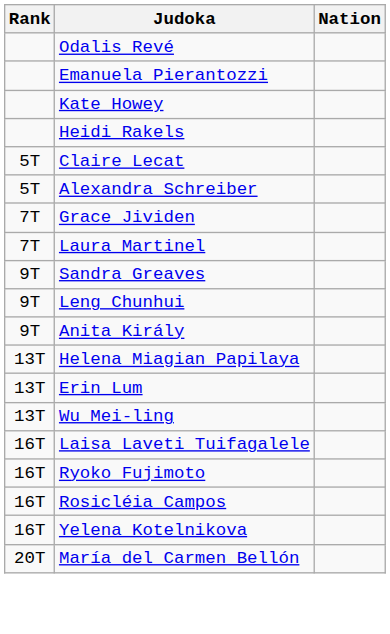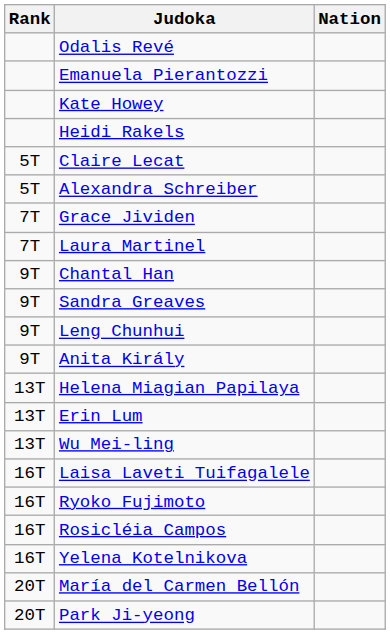+ row: (116, 274)
+ row: (127, 615)
